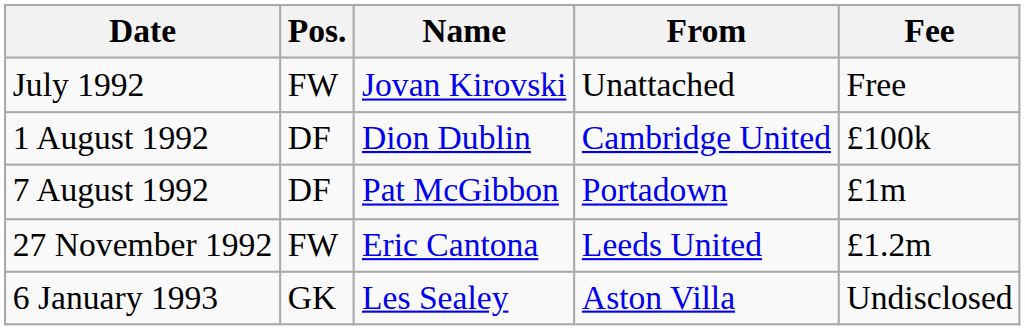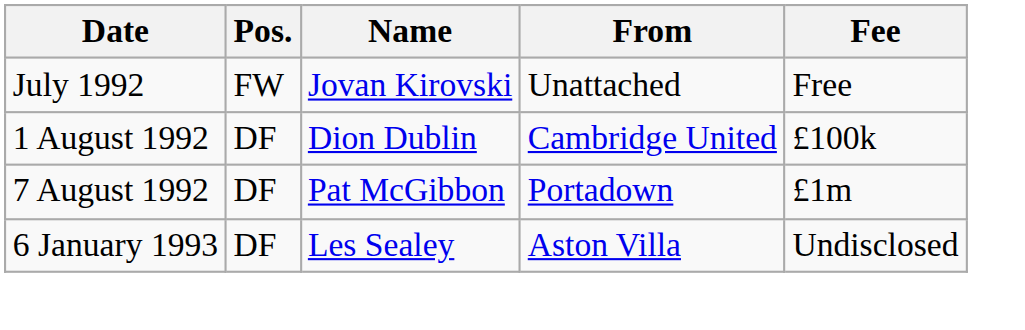- row: (143, 244)
(312, 297) GK -> (255, 244) DF
